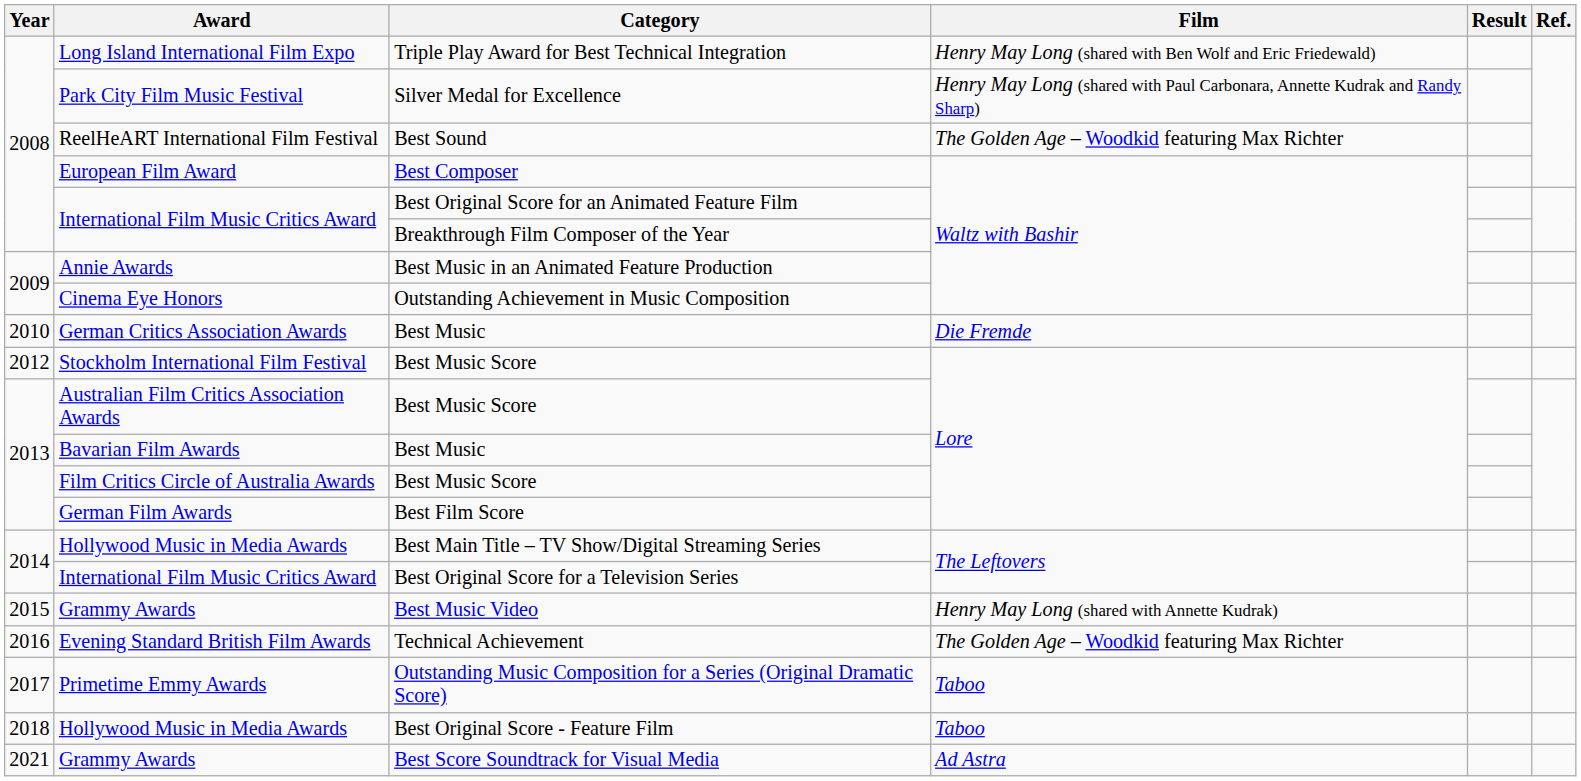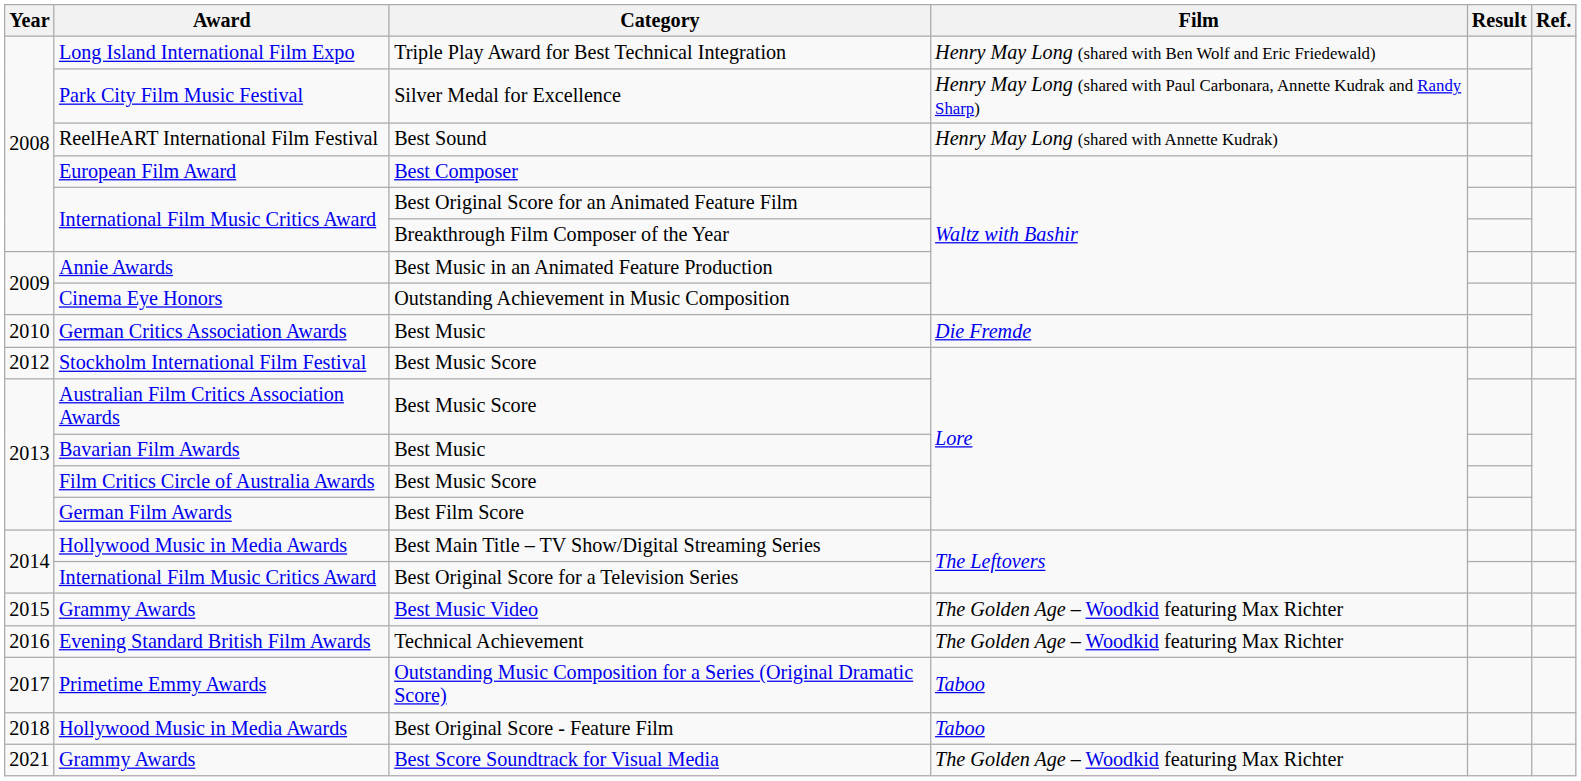(1139, 139) The Golden Age – Woodkid featuring Max Richter -> (1106, 139) Henry May Long (shared with Annette Kudrak)
(1106, 609) Henry May Long (shared with Annette Kudrak) -> (1139, 609) The Golden Age – Woodkid featuring Max Richter
(970, 759) Ad Astra -> (1139, 759) The Golden Age – Woodkid featuring Max Richter
